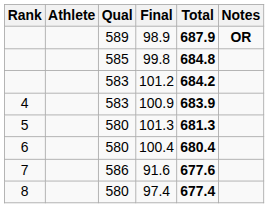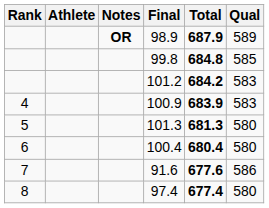columns swapped: (117, 15) <-> (241, 15)
